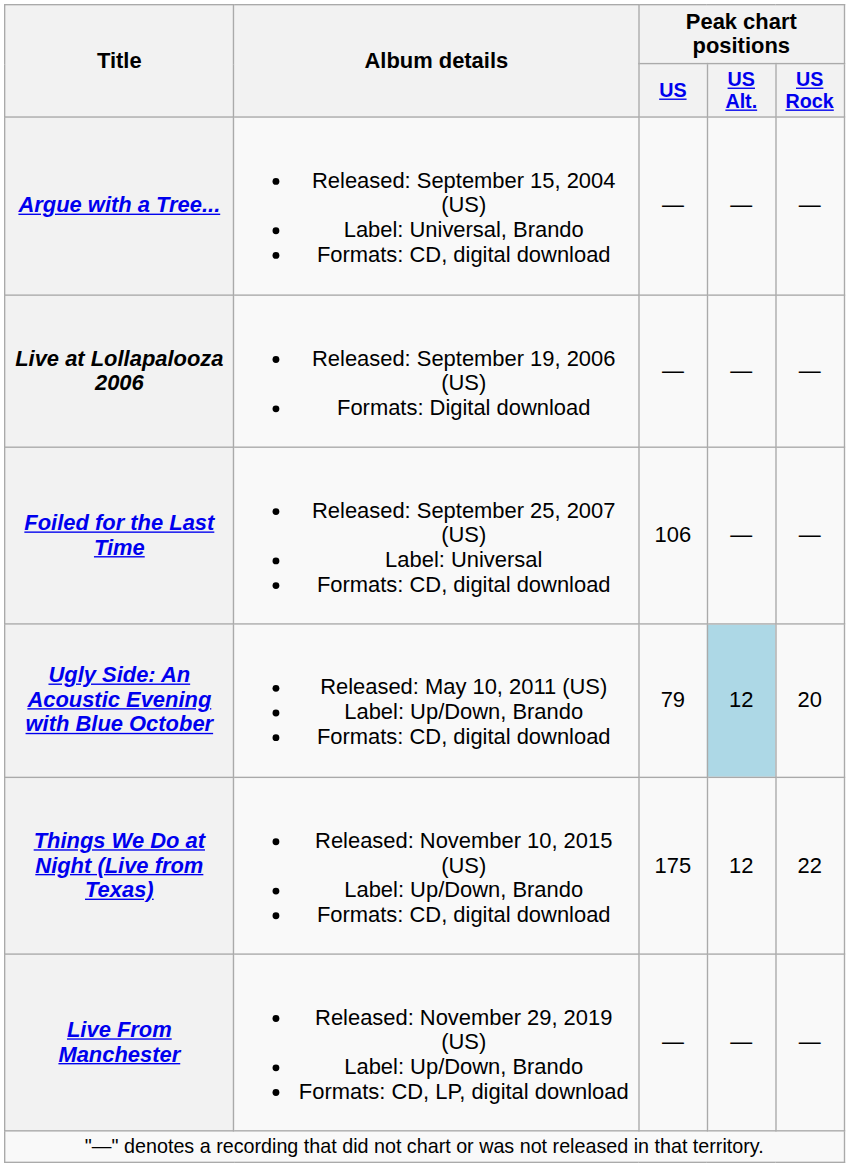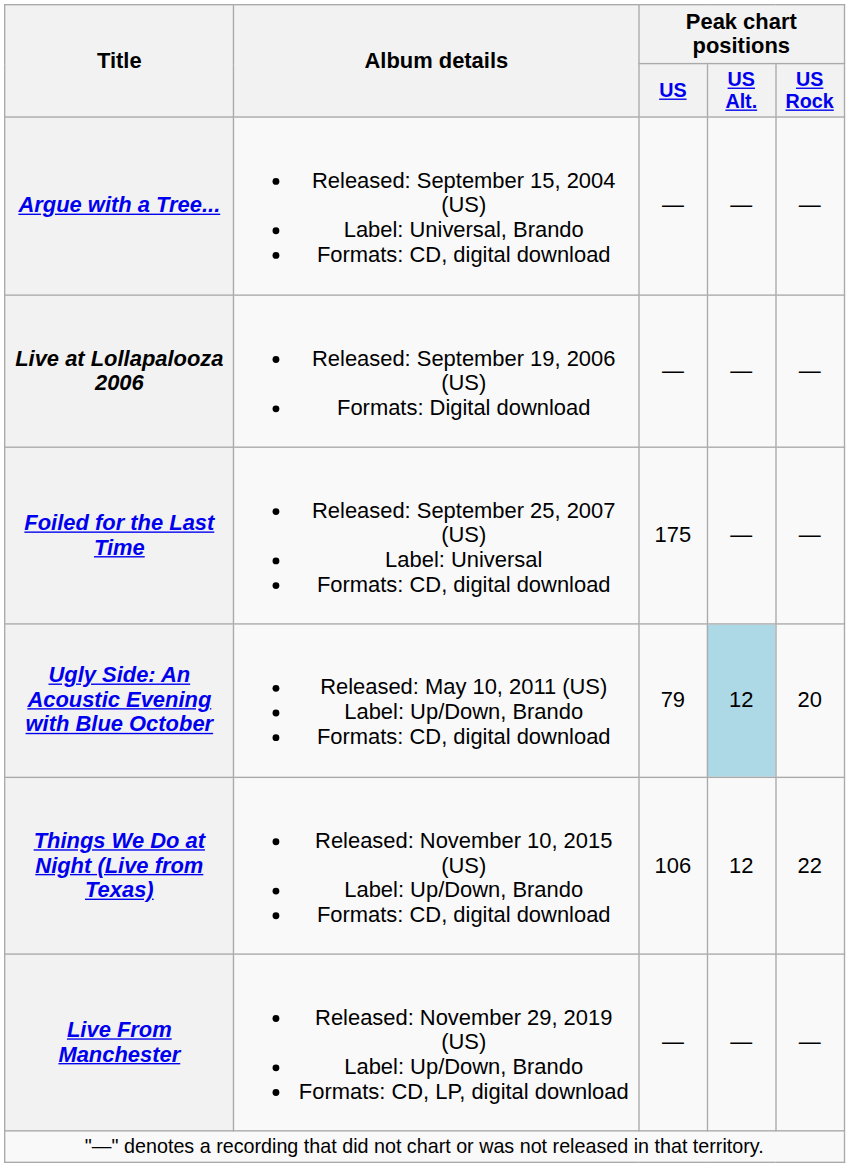(673, 535) 106 -> (673, 535) 175
(673, 865) 175 -> (673, 865) 106
